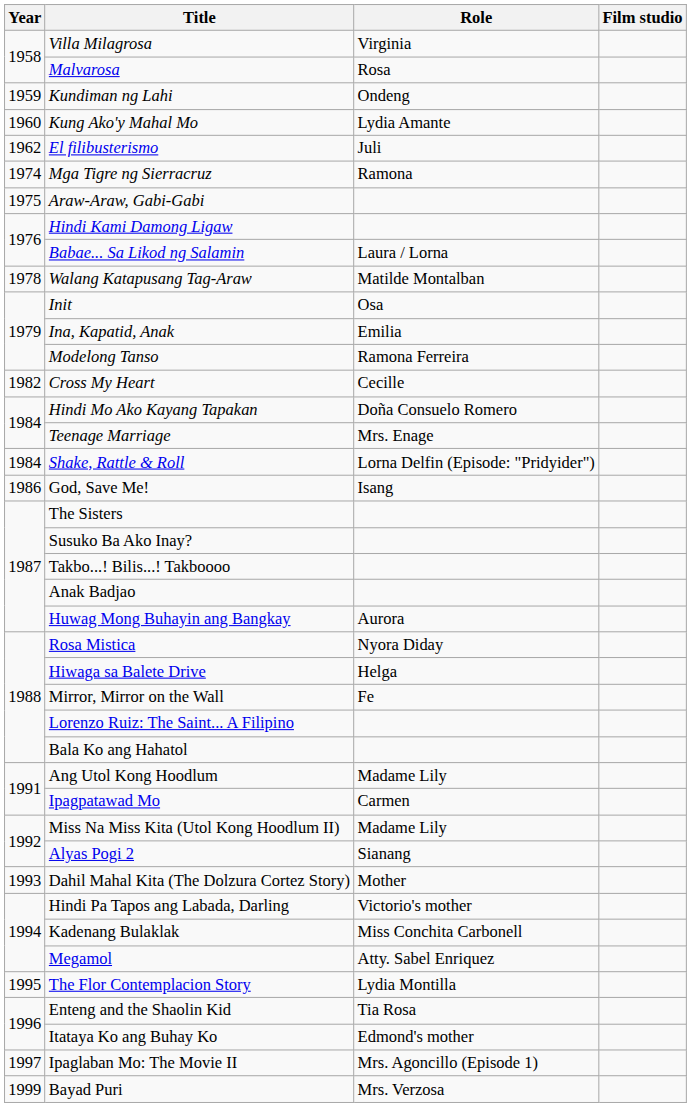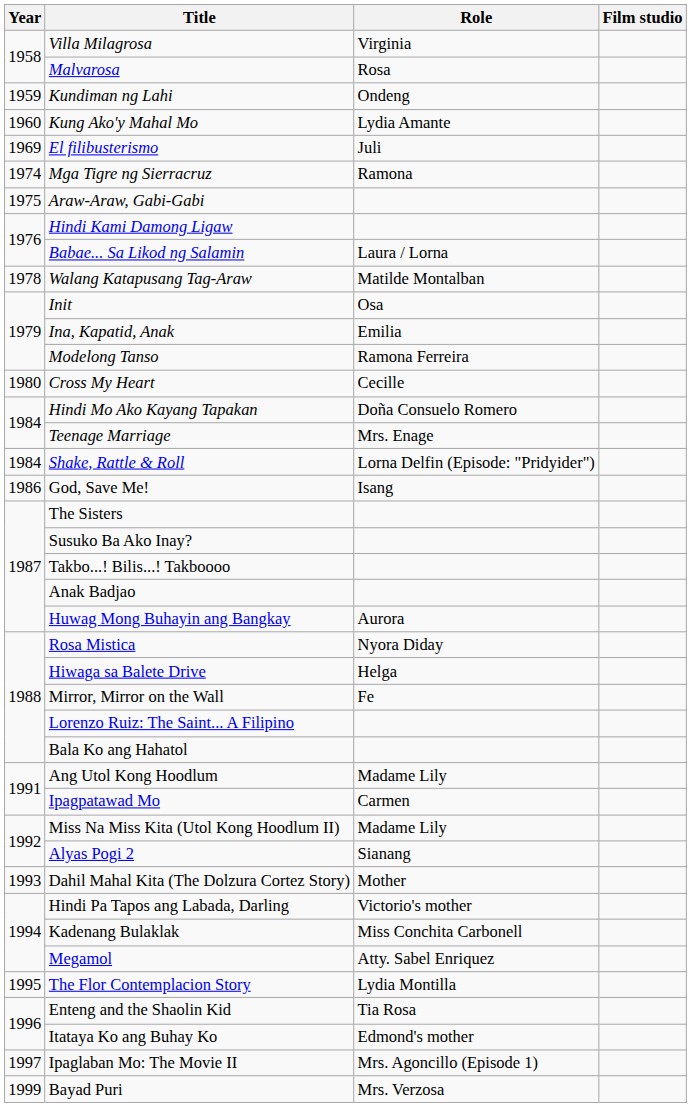(25, 148) 1962 -> (25, 148) 1969
(25, 383) 1982 -> (25, 383) 1980
